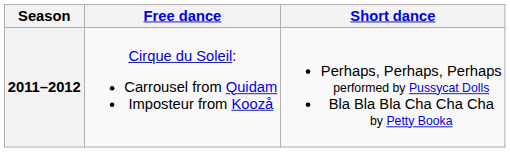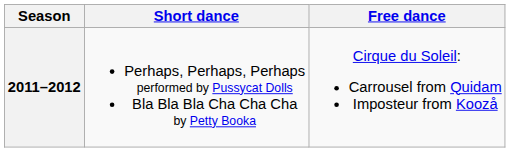columns swapped: (393, 16) <-> (182, 16)
